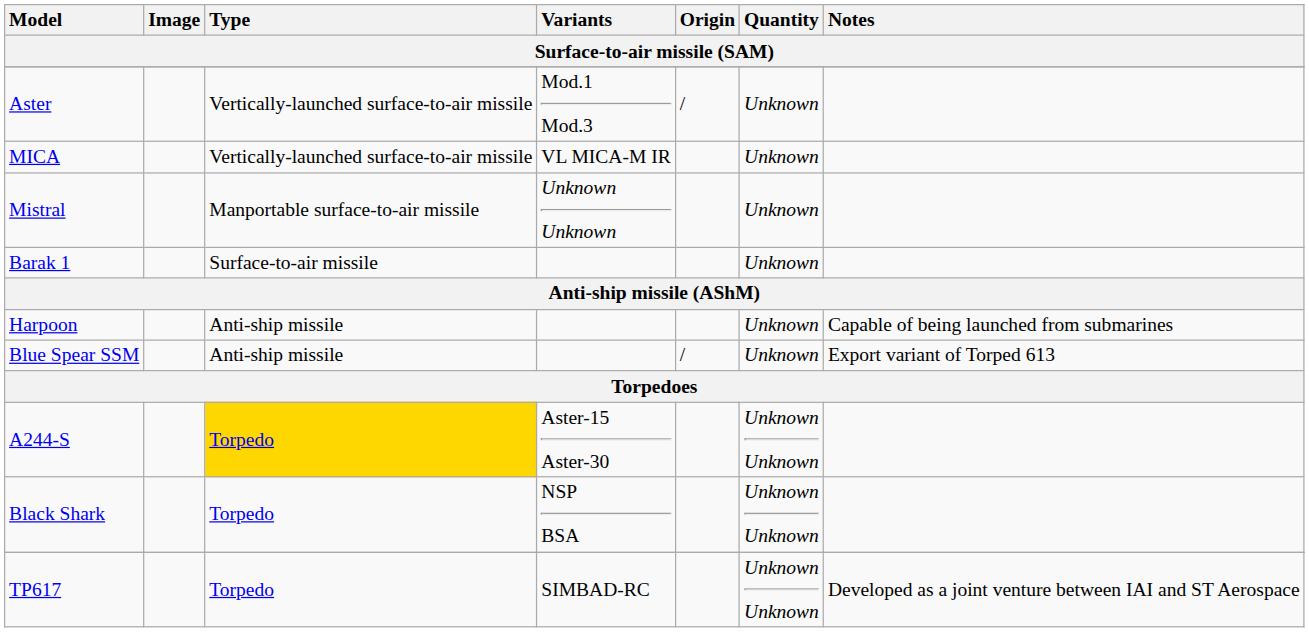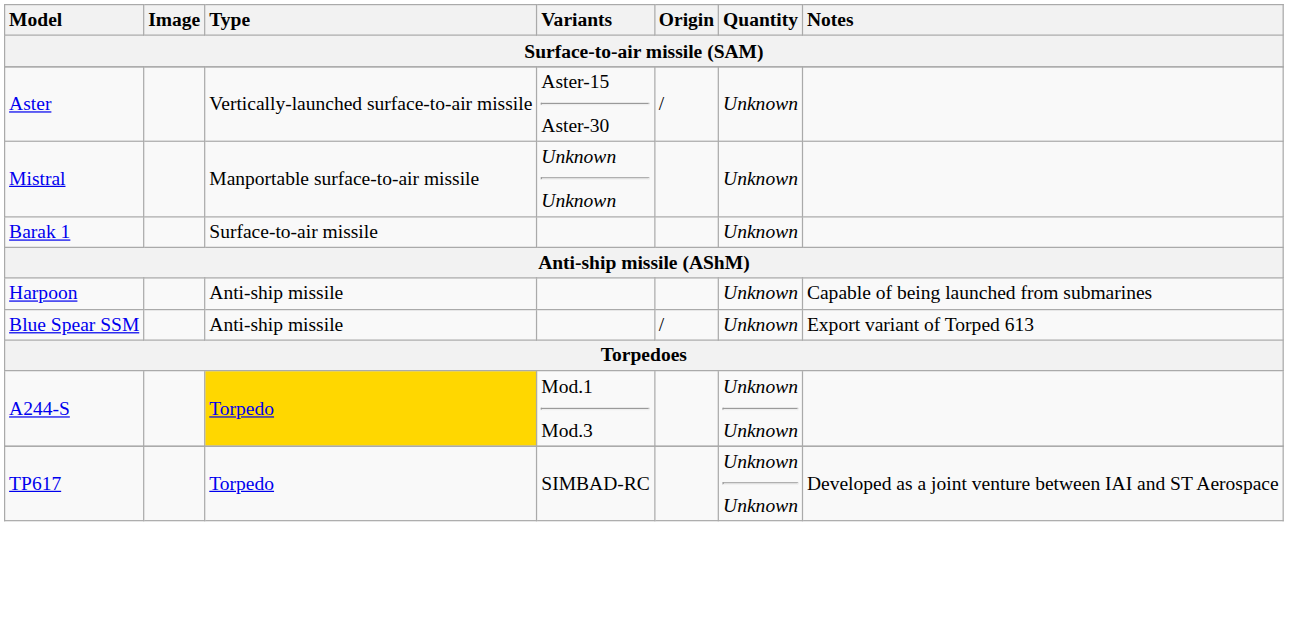(606, 103) Mod.1 Mod.3 -> (596, 103) Aster-15 Aster-30
- row: (35, 156)
(606, 439) Aster-15 Aster-30 -> (596, 408) Mod.1 Mod.3
- row: (57, 514)
